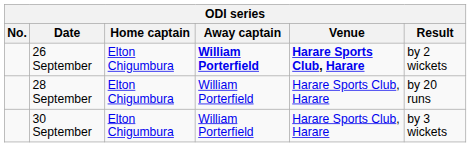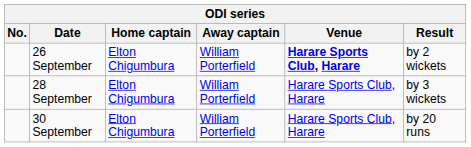(229, 59) bold -> (227, 59) normal
(422, 92) by 20 runs -> (426, 92) by 3 wickets
(427, 125) by 3 wickets -> (421, 125) by 20 runs
